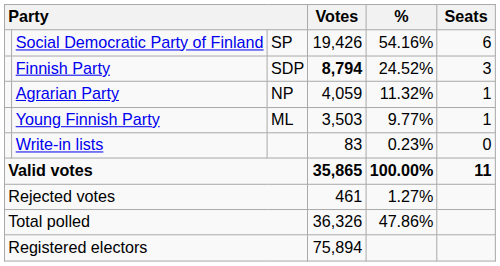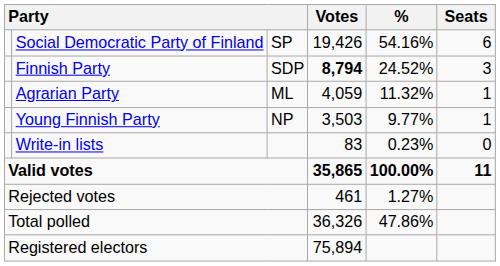(282, 94) NP -> (282, 94) ML
(282, 119) ML -> (282, 119) NP
